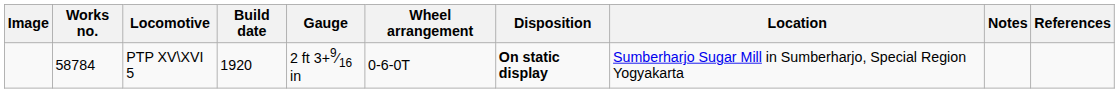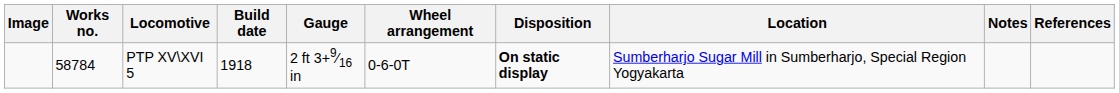(236, 65) 1920 -> (236, 65) 1918
